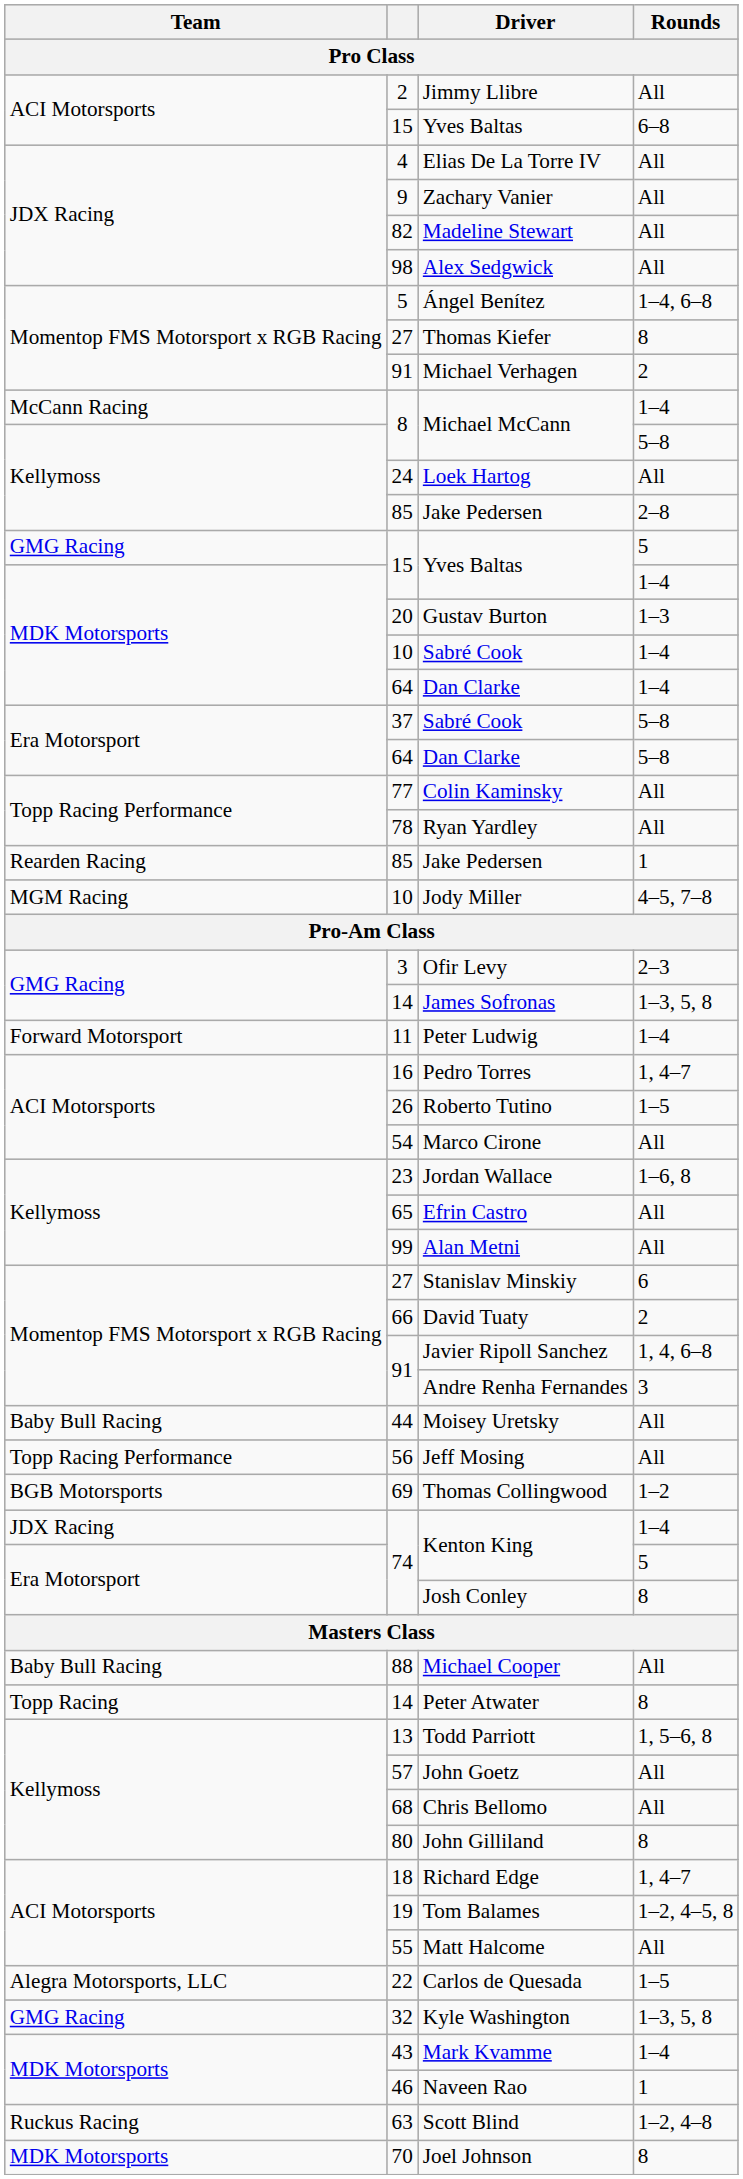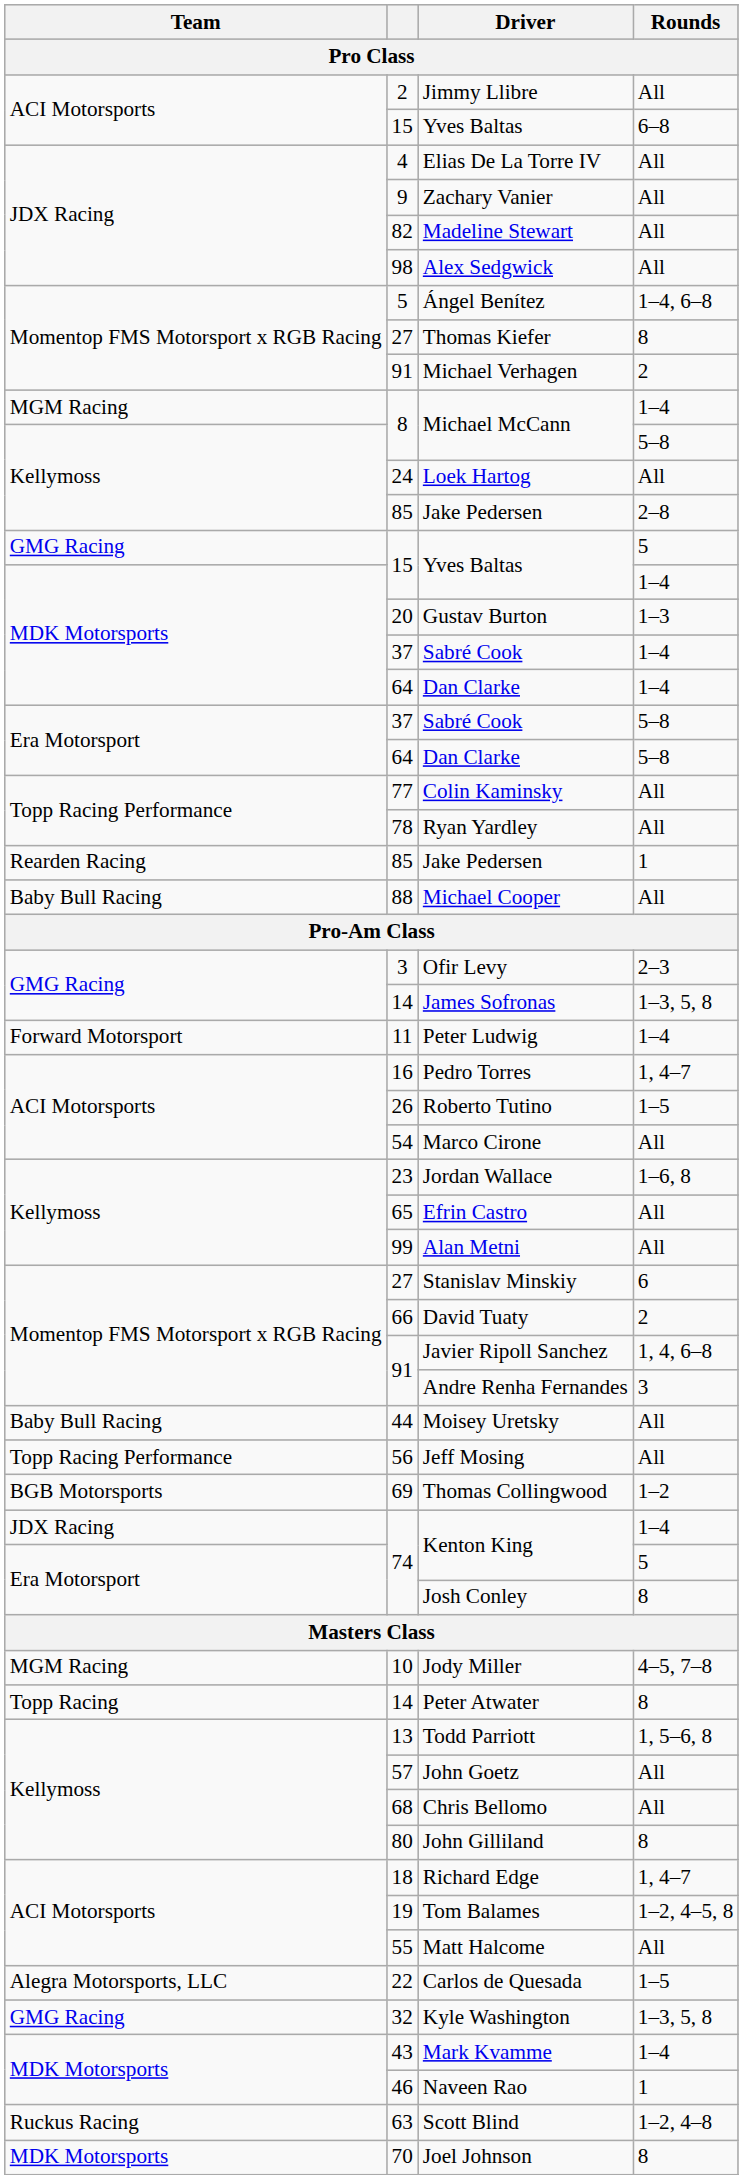(79, 406) McCann Racing -> (69, 406) MGM Racing
(402, 651) 10 -> (402, 651) 37
rows swapped: (491, 1666) <-> (472, 896)
